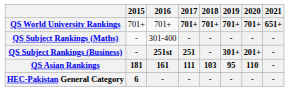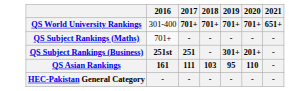- column: (136, 11)
(163, 25) 701+ -> (163, 25) 301-400
(163, 38) 301-400 -> (163, 38) 701+
